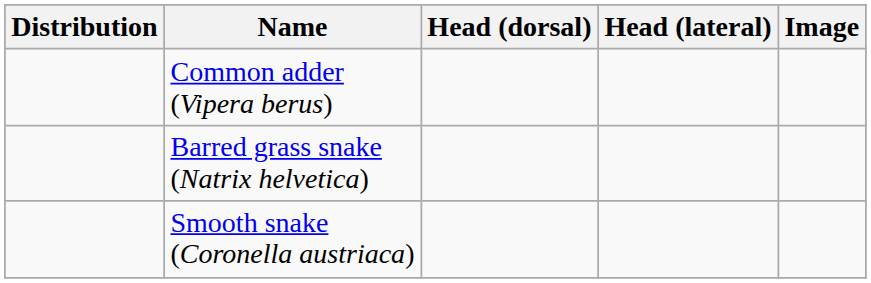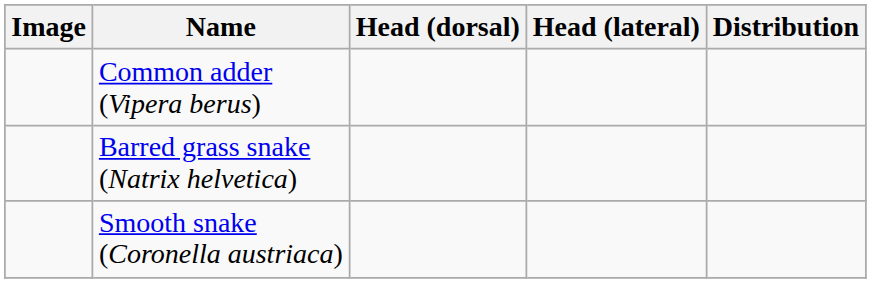columns swapped: (822, 26) <-> (84, 26)
